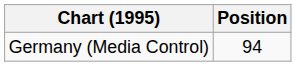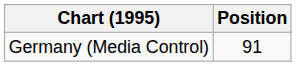(252, 46) 94 -> (252, 46) 91
